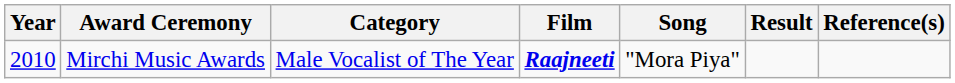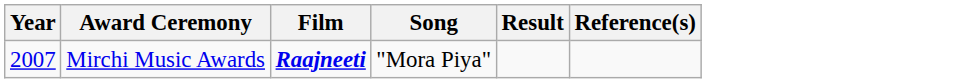- column: (395, 22)
(33, 58) 2010 -> (33, 58) 2007
